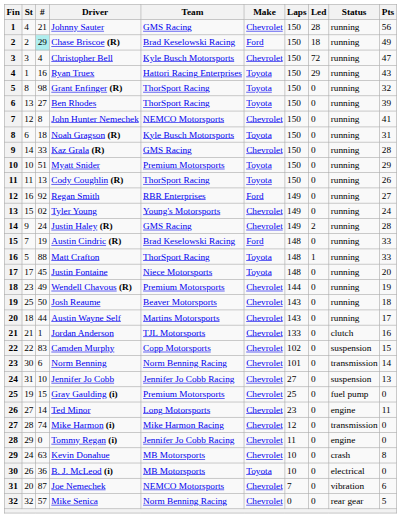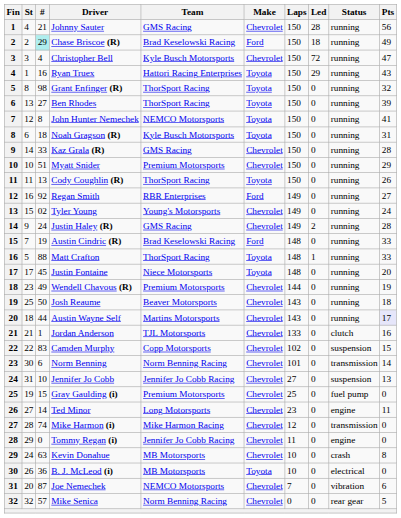(264, 119) Chevrolet -> (259, 119) Toyota
(259, 165) Toyota -> (264, 165) Chevrolet
(386, 318) no background -> (386, 318) lavender background
